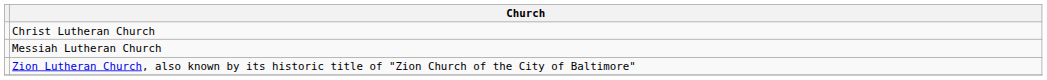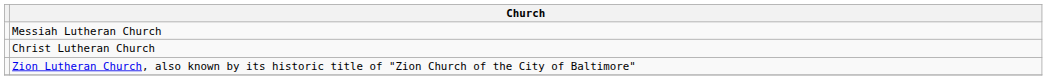rows swapped: (84, 31) <-> (87, 48)
